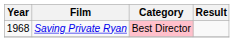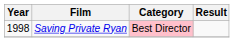(18, 28) 1968 -> (18, 28) 1998
